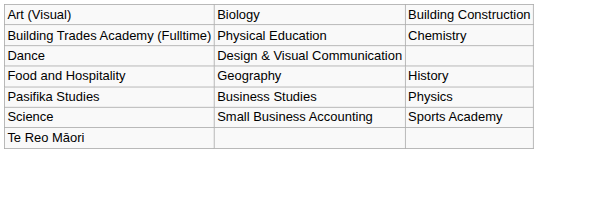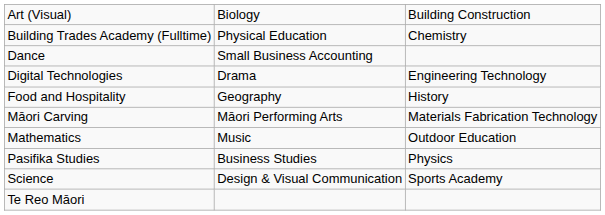(310, 55) Design & Visual Communication -> (295, 55) Small Business Accounting
+ row: (65, 76)
+ row: (48, 117)
+ row: (44, 138)
(295, 117) Small Business Accounting -> (310, 179) Design & Visual Communication
